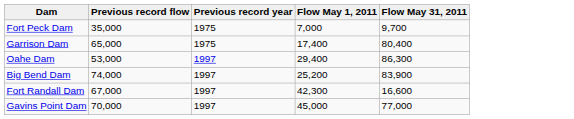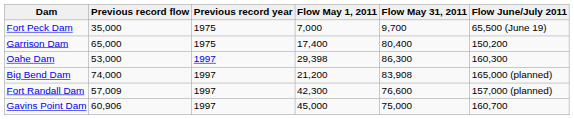+ column: (519, 12)
(312, 59) 29,400 -> (312, 59) 29,398
(312, 75) 25,200 -> (312, 75) 21,200
(397, 75) 83,900 -> (397, 75) 83,908
(106, 91) 67,000 -> (106, 91) 57,009
(397, 91) 16,600 -> (397, 91) 76,600
(106, 106) 70,000 -> (106, 106) 60,906
(397, 106) 77,000 -> (397, 106) 75,000
